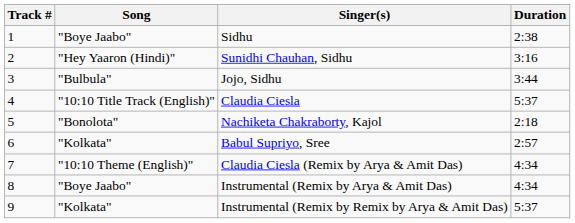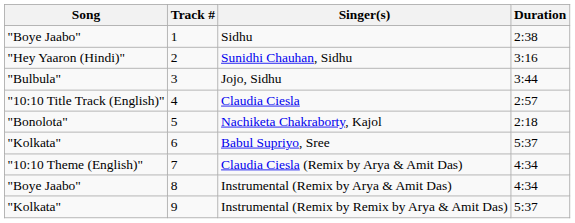columns swapped: (30, 15) <-> (136, 15)
(526, 100) 5:37 -> (526, 100) 2:57
(526, 143) 2:57 -> (526, 143) 5:37
